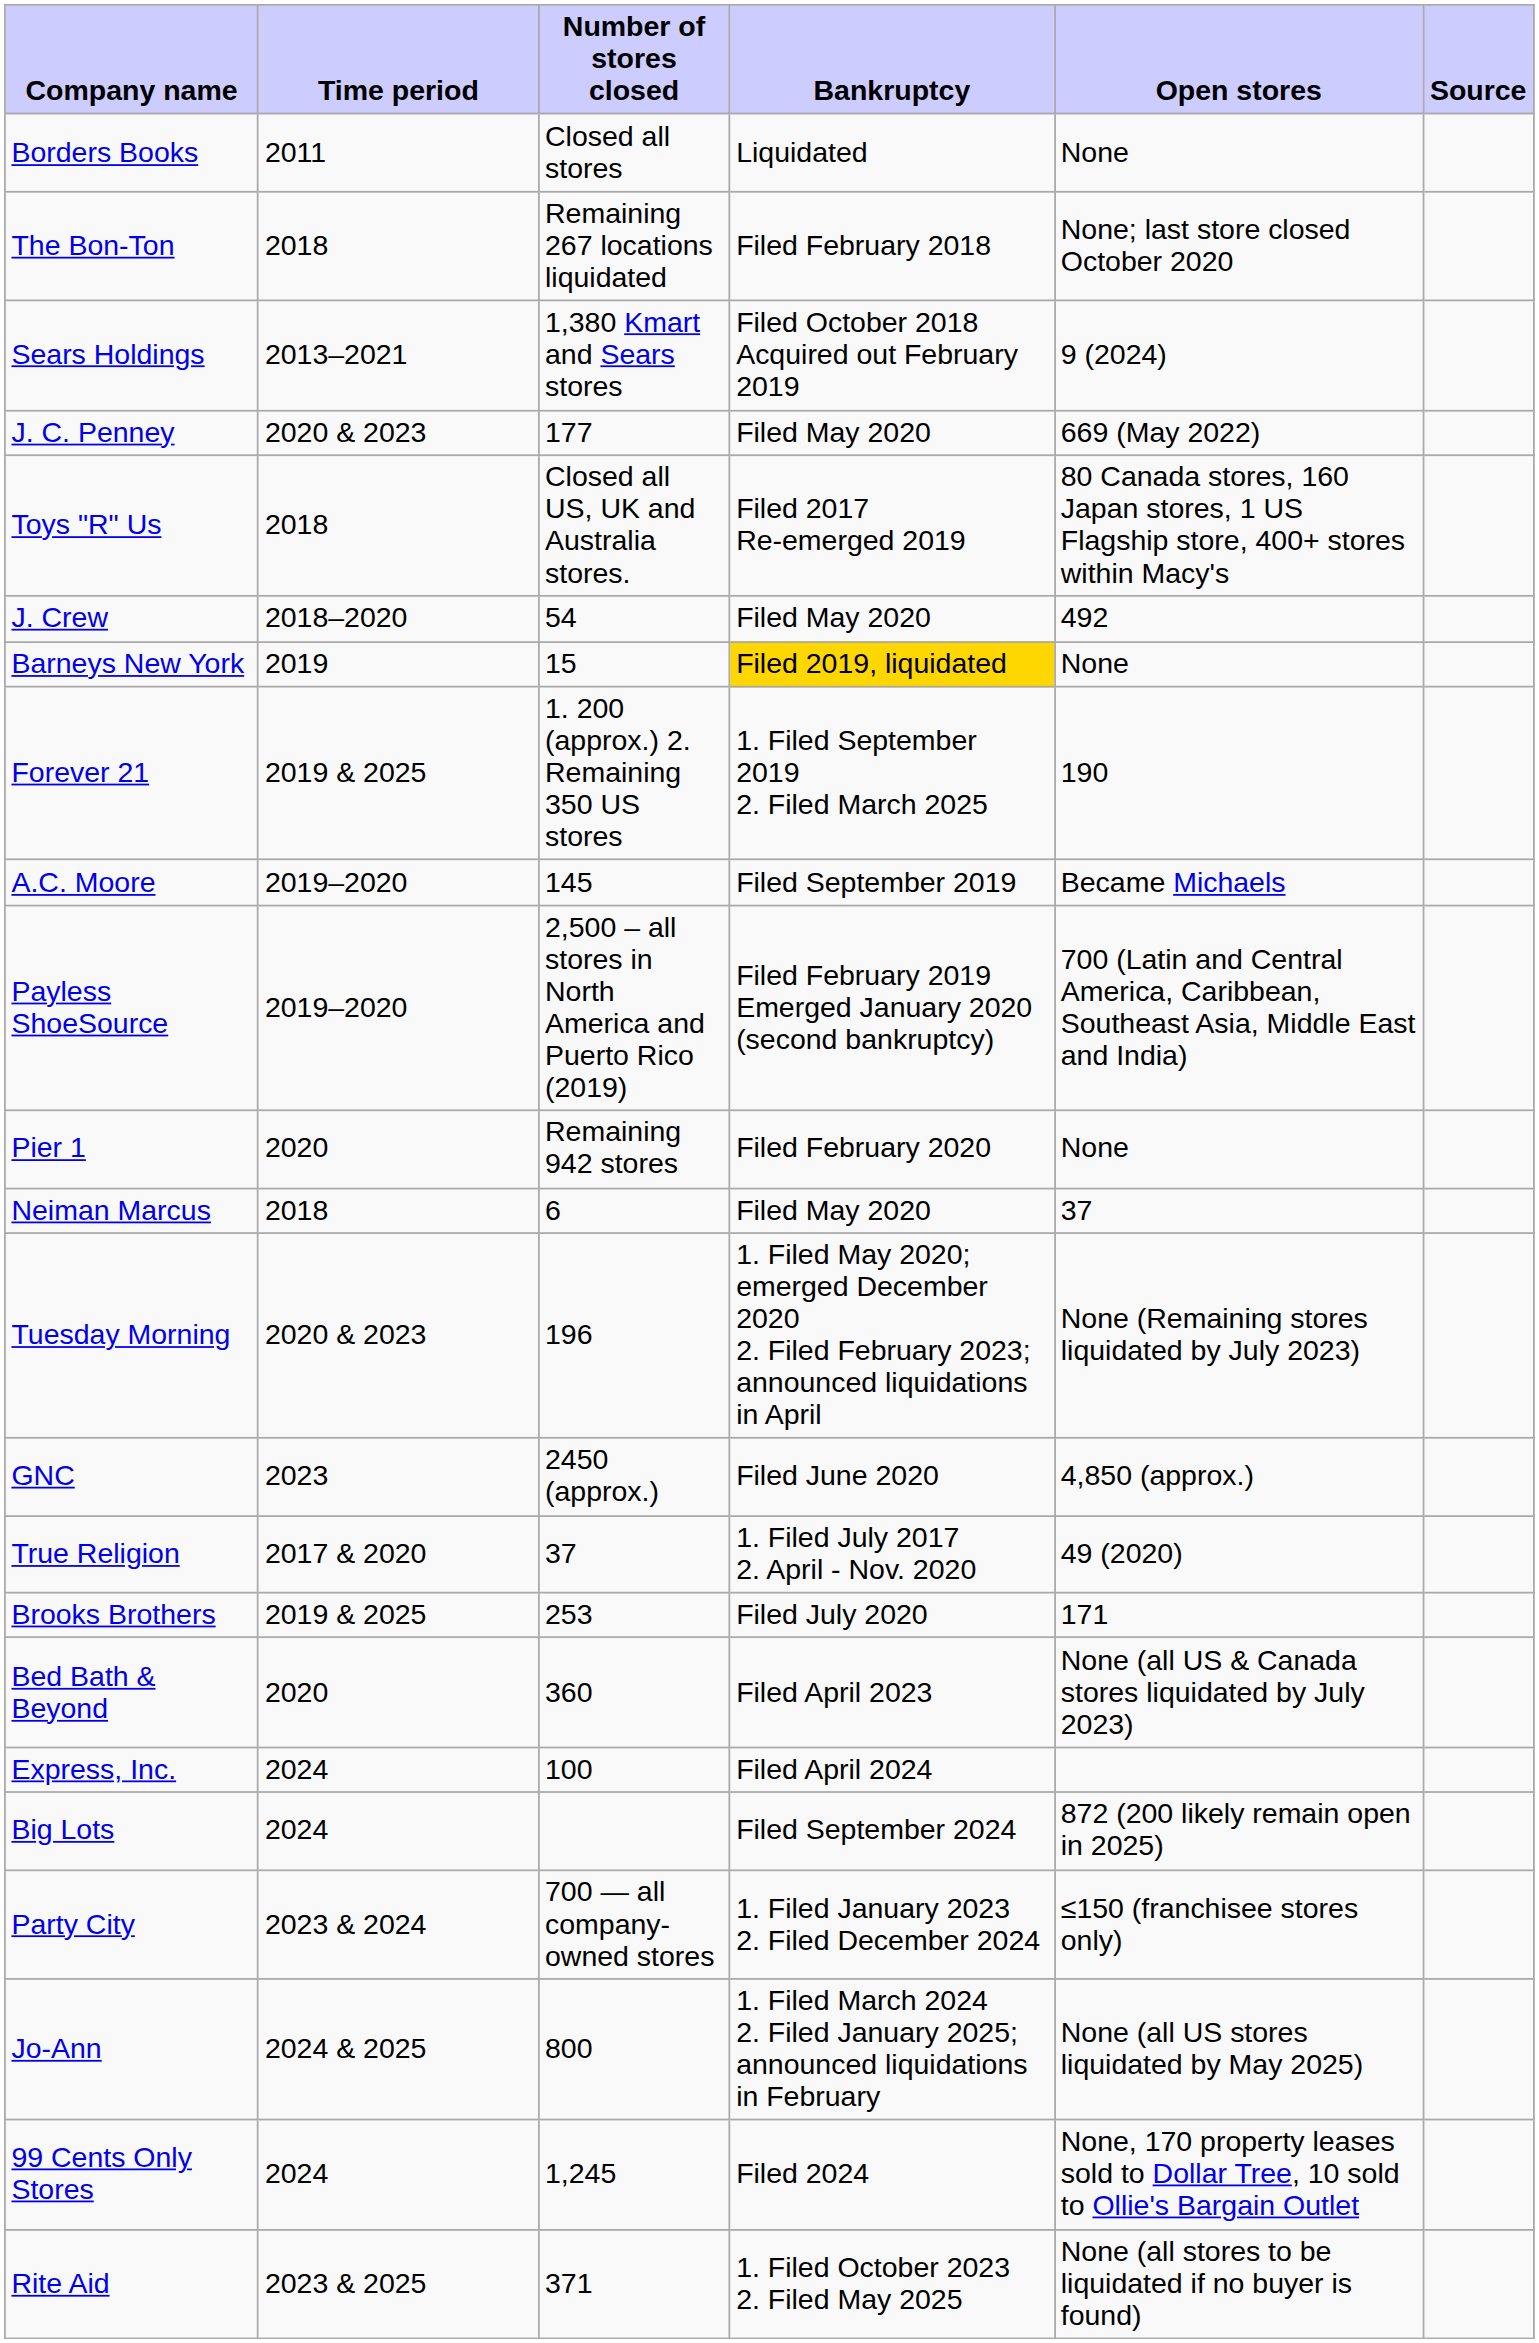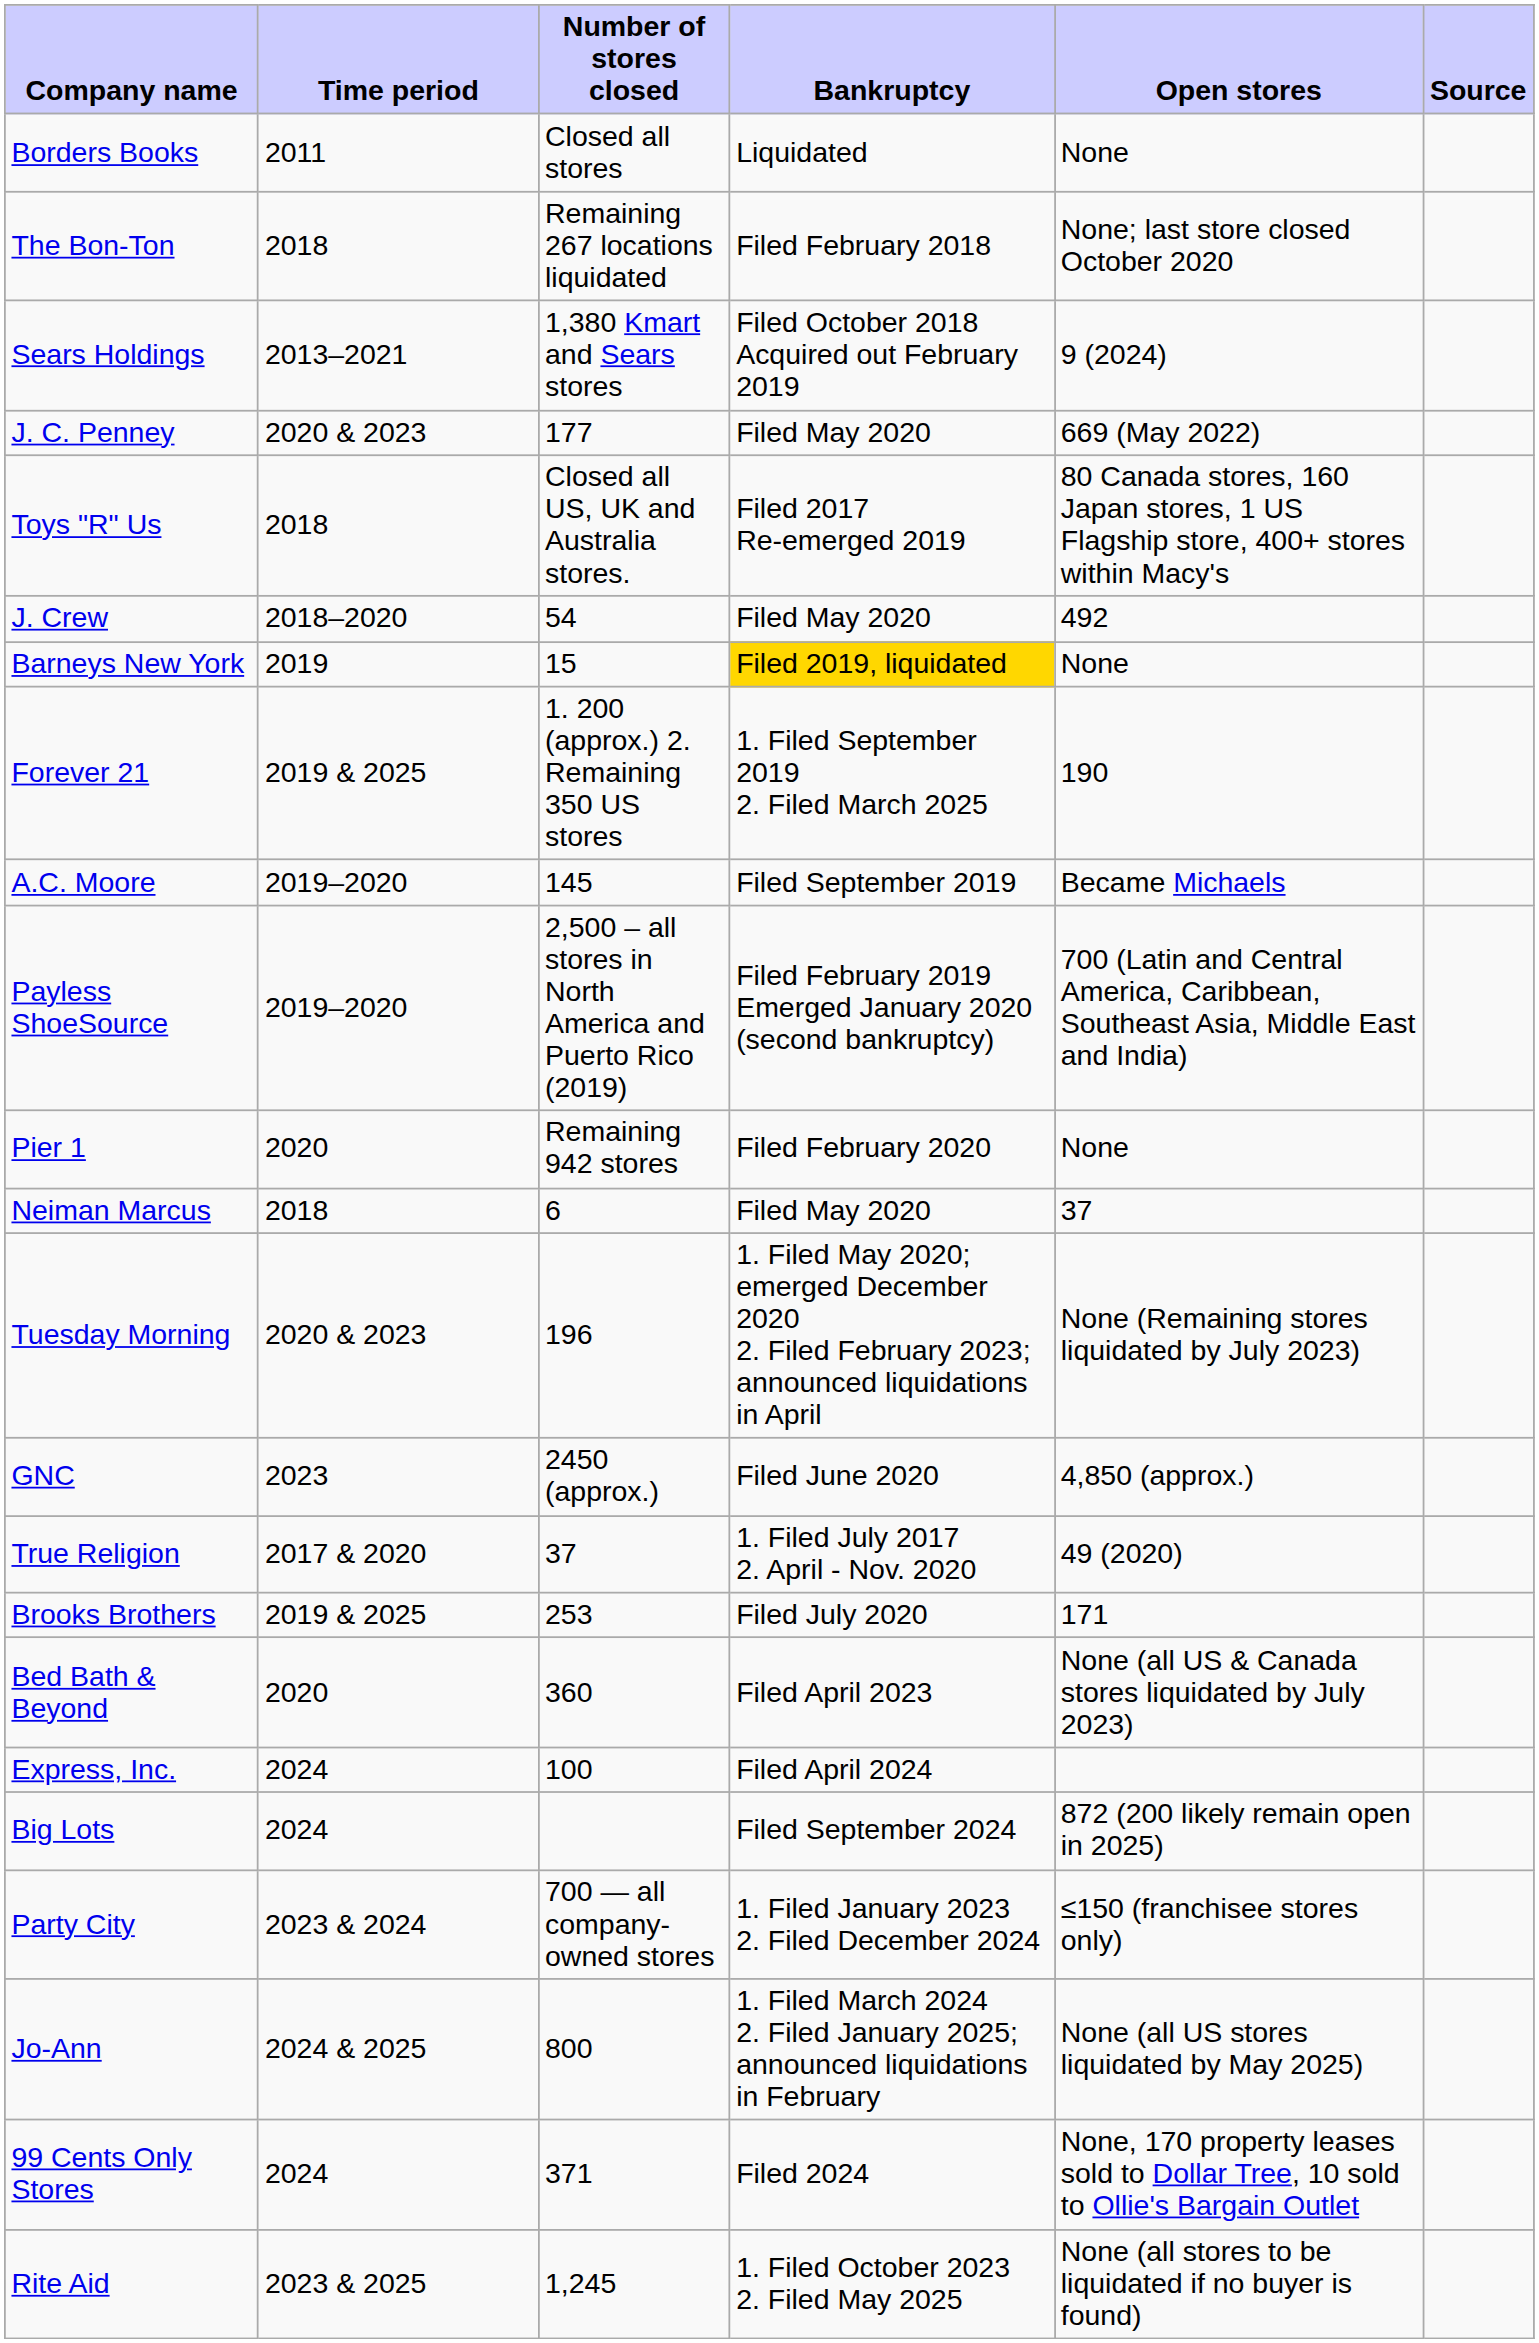(581, 2174) 1,245 -> (569, 2174) 371
(569, 2283) 371 -> (581, 2283) 1,245
